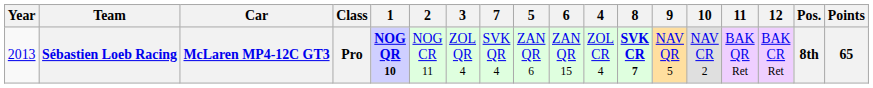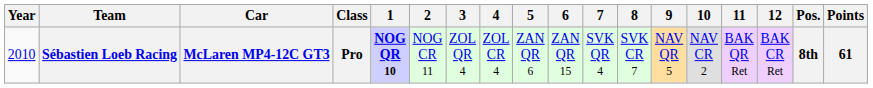columns swapped: (601, 15) <-> (496, 15)
(22, 54) 2013 -> (22, 54) 2010
(635, 54) bold -> (634, 54) normal
(846, 54) 65 -> (846, 54) 61
